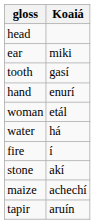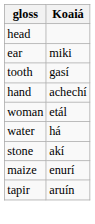(62, 92) enurí -> (68, 92) achechí
- row: (16, 151)
(68, 190) achechí -> (62, 170) enurí
